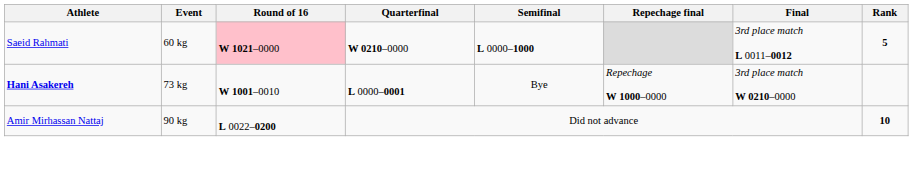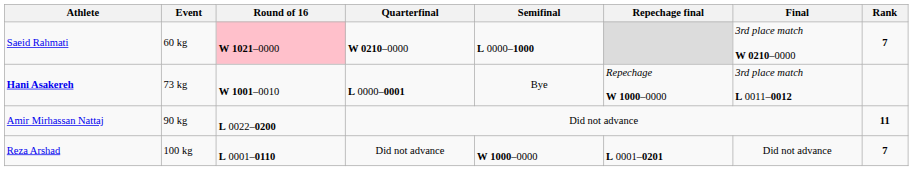(769, 43) 3rd place match L 0011–0012 -> (769, 43) 3rd place match W 0210–0000
(885, 43) 5 -> (885, 43) 7
(769, 85) 3rd place match W 0210–0000 -> (769, 85) 3rd place match L 0011–0012
(885, 121) 10 -> (885, 121) 11
+ row: (34, 151)
